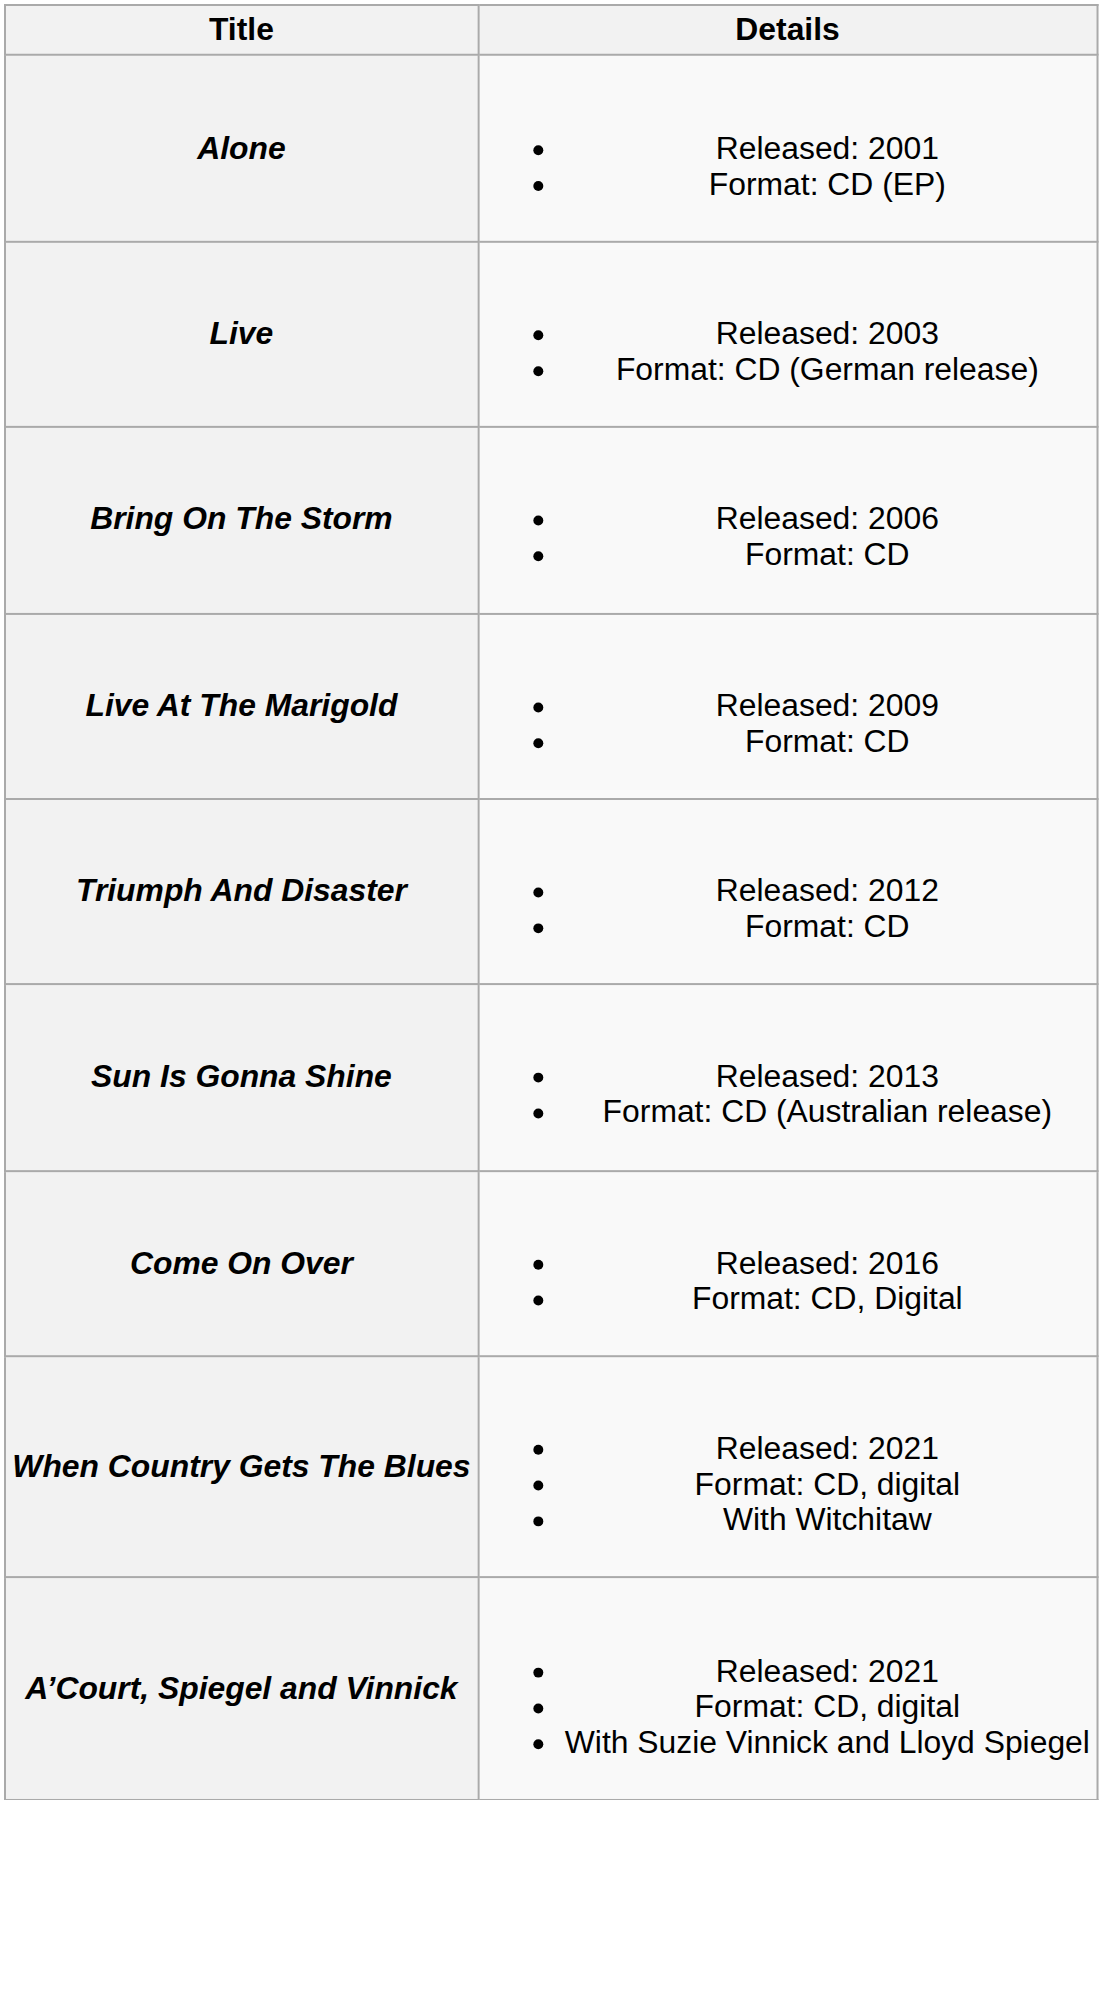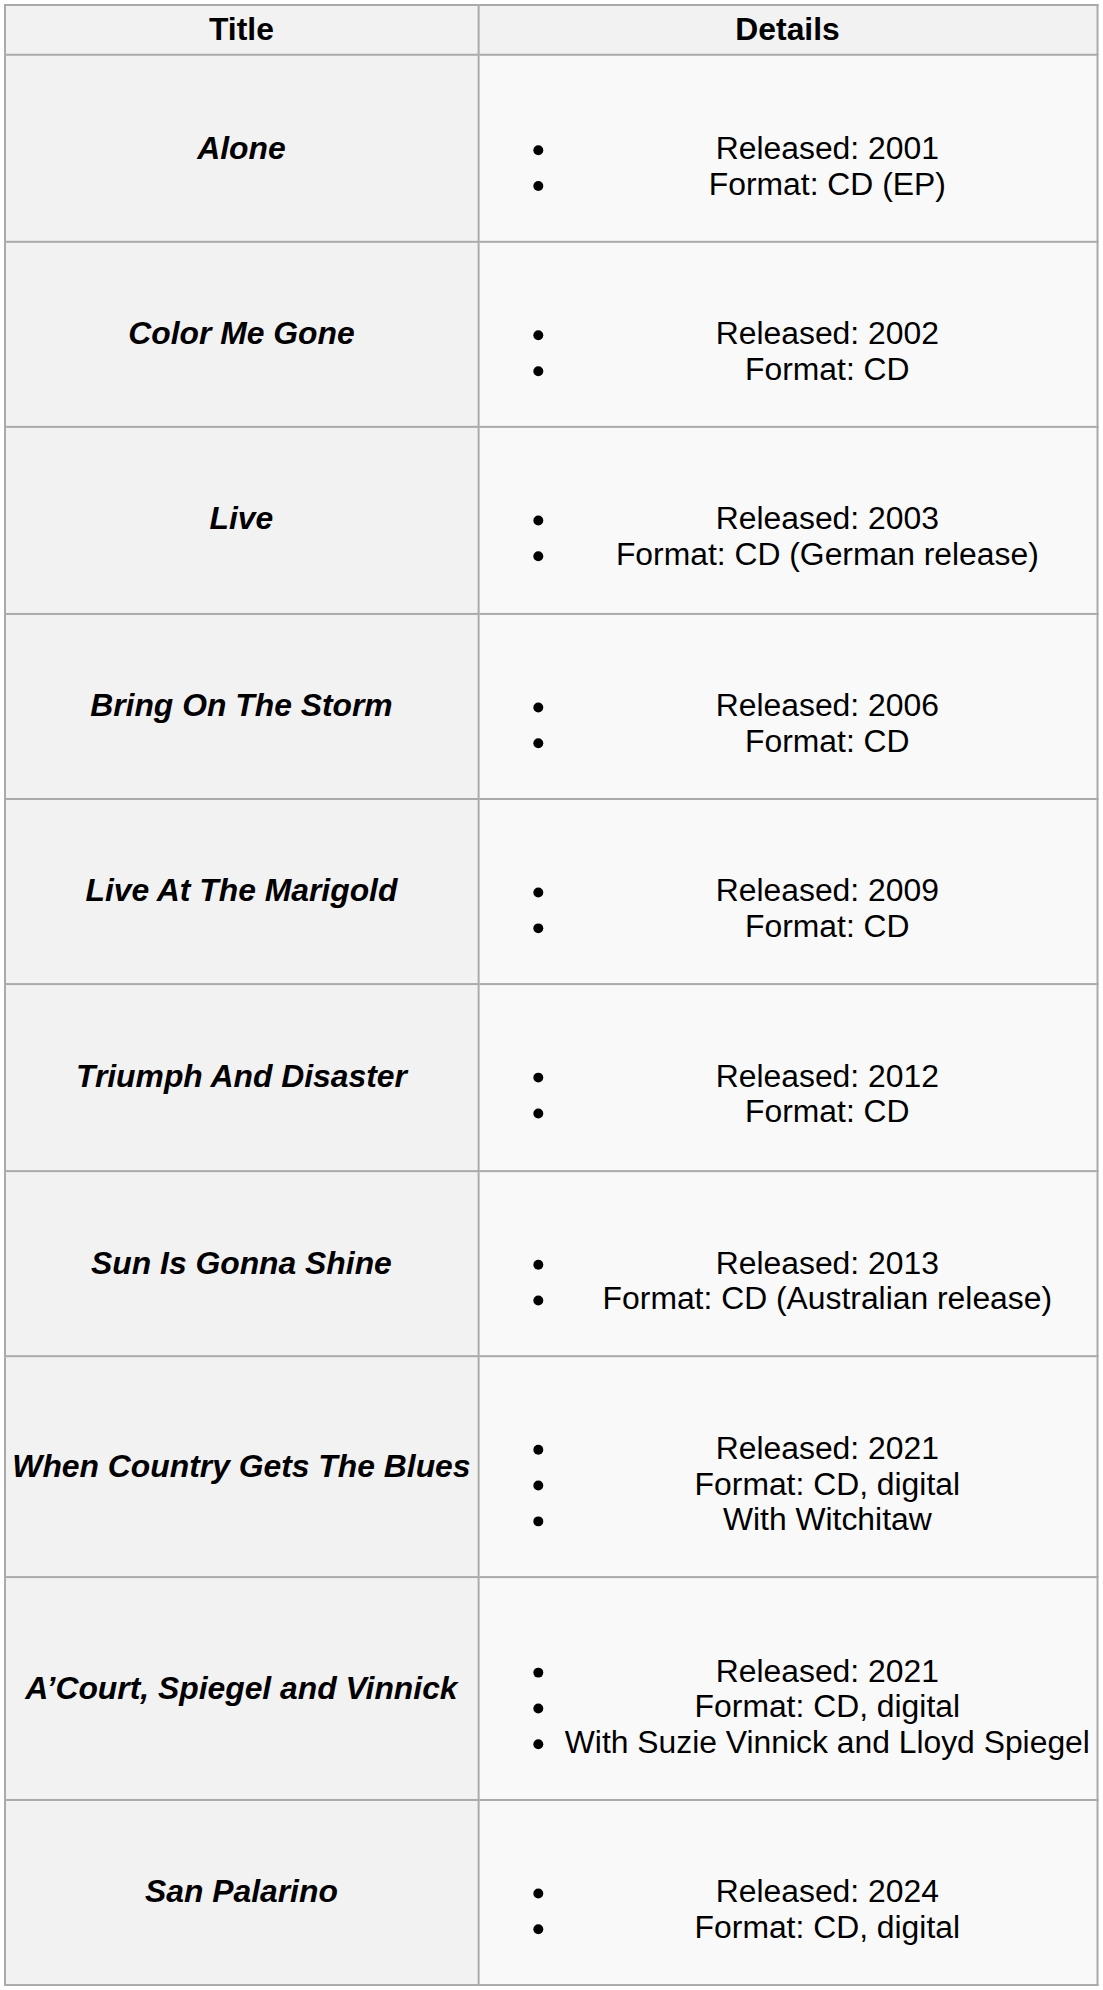+ row: (241, 333)
- row: (241, 1262)
+ row: (241, 1891)
